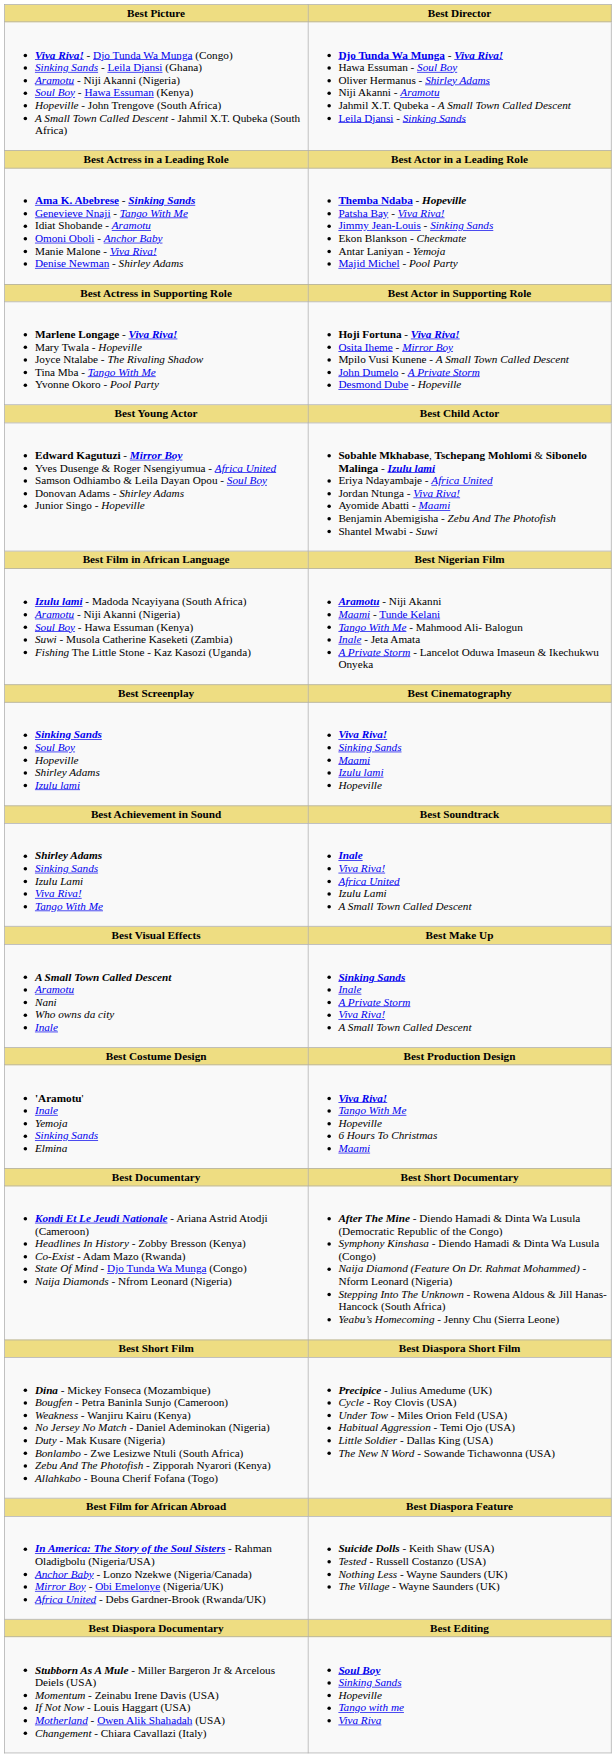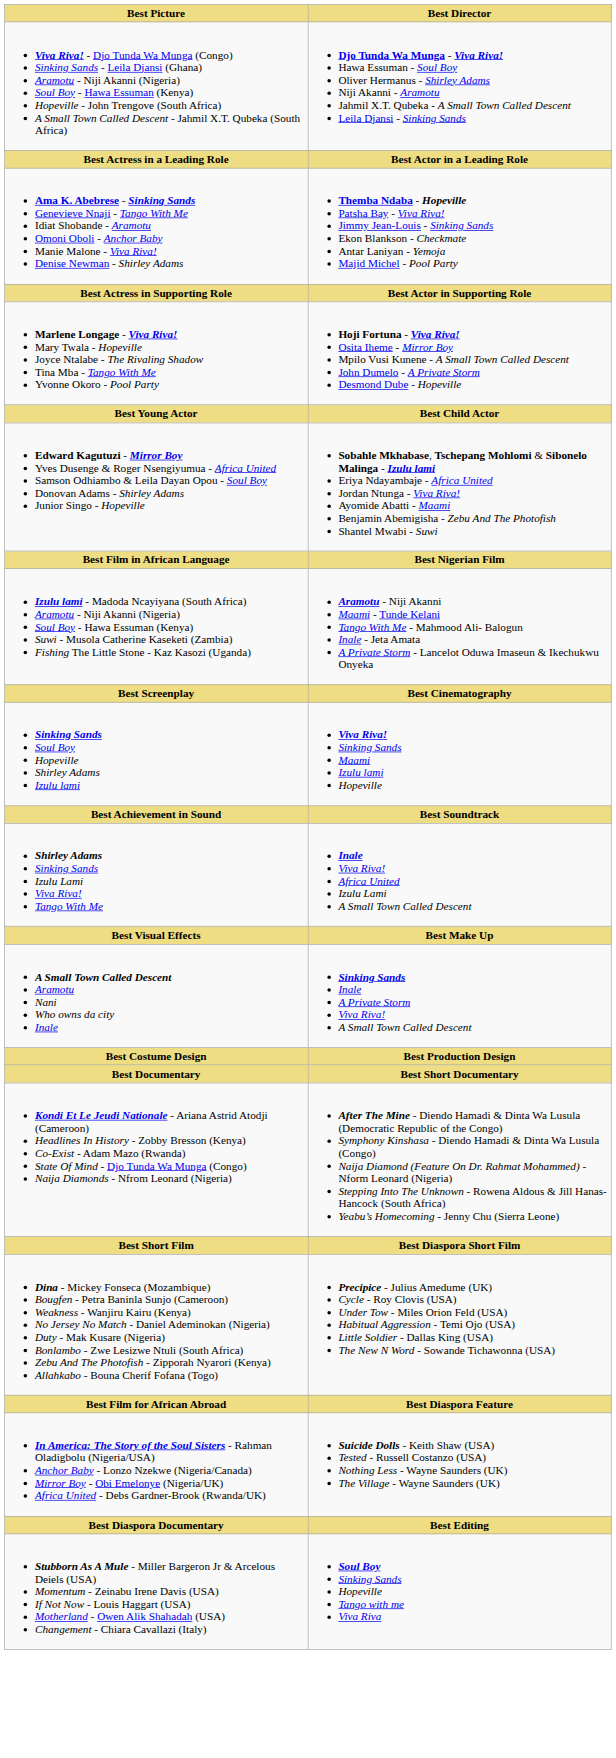- row: (156, 1123)
